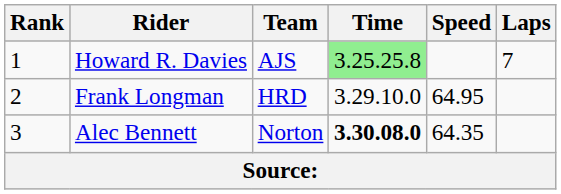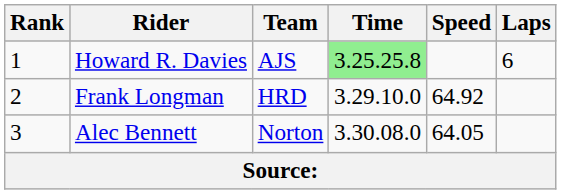(508, 59) 7 -> (508, 59) 6
(458, 96) 64.95 -> (458, 96) 64.92
(378, 133) bold -> (378, 133) normal
(458, 133) 64.35 -> (458, 133) 64.05
